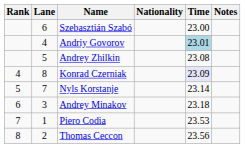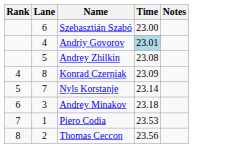- column: (160, 12)
(198, 74) lavender background -> (147, 74) no background
